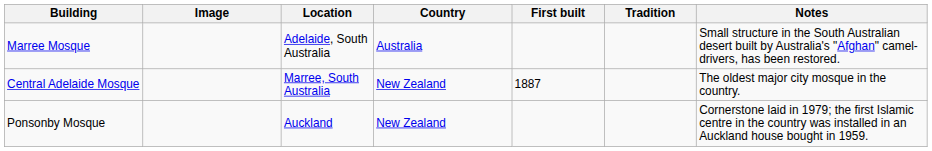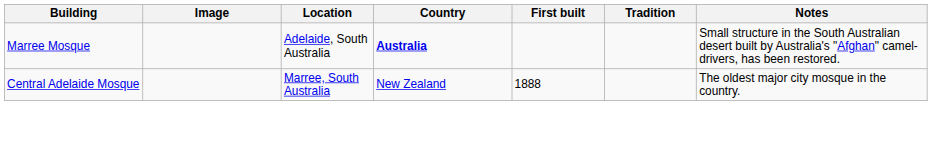(399, 45) normal -> (402, 45) bold
(528, 84) 1887 -> (528, 84) 1888
- row: (56, 123)
